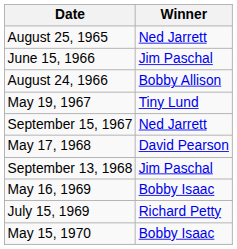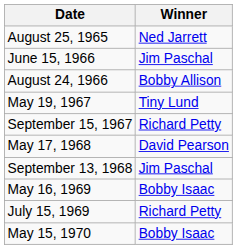(173, 124) Ned Jarrett -> (180, 124) Richard Petty
